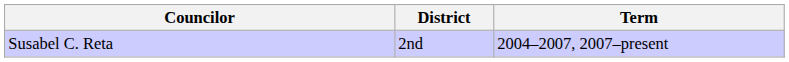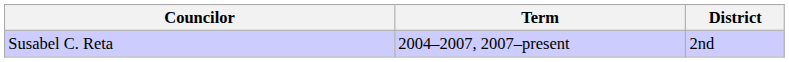columns swapped: (444, 17) <-> (639, 17)
